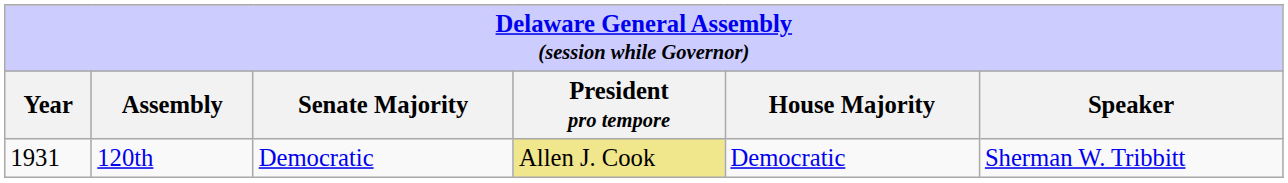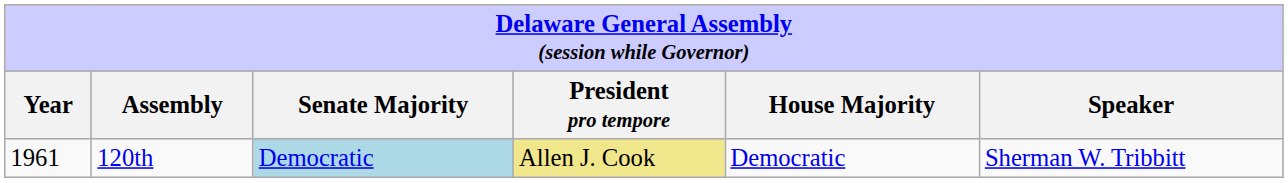(35, 157) 1931 -> (35, 157) 1961
(316, 157) no background -> (316, 157) lightblue background
